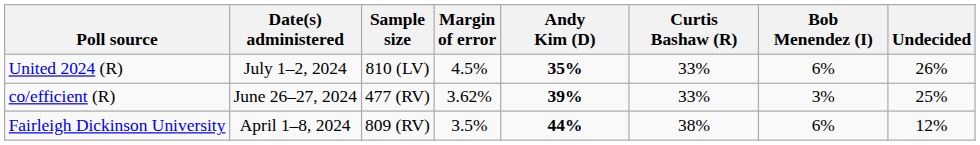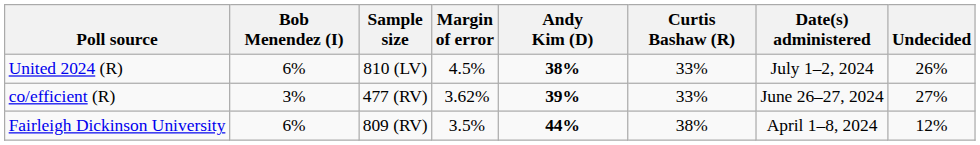columns swapped: (295, 29) <-> (823, 29)
(565, 68) 35% -> (563, 68) 38%
(932, 97) 25% -> (932, 97) 27%
